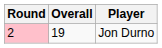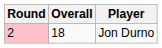(58, 33) 19 -> (58, 33) 18
